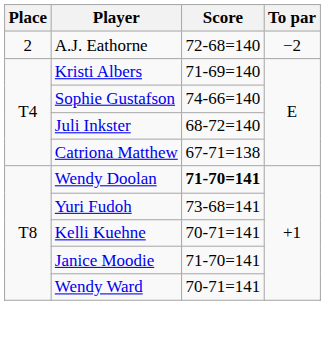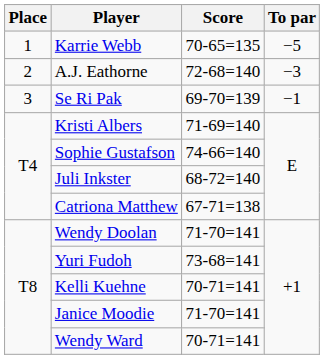+ row: (98, 44)
(292, 44) −2 -> (292, 71) −3
+ row: (88, 98)
(223, 179) bold -> (223, 233) normal
